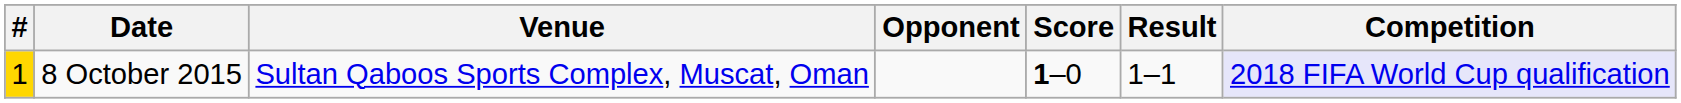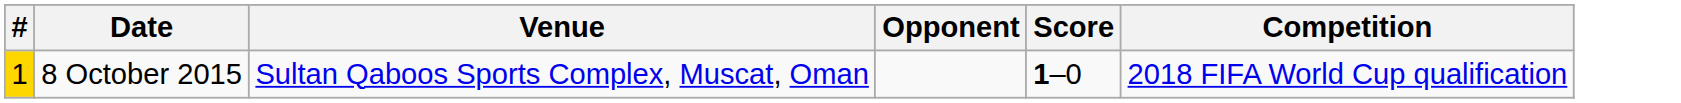- column: (1172, 27)
(1450, 73) lavender background -> (1347, 73) no background
